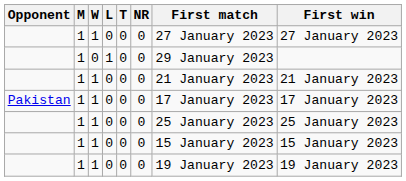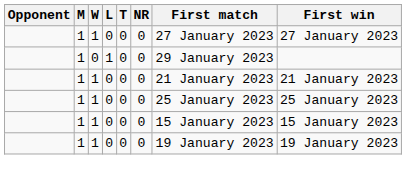- row: (39, 101)
